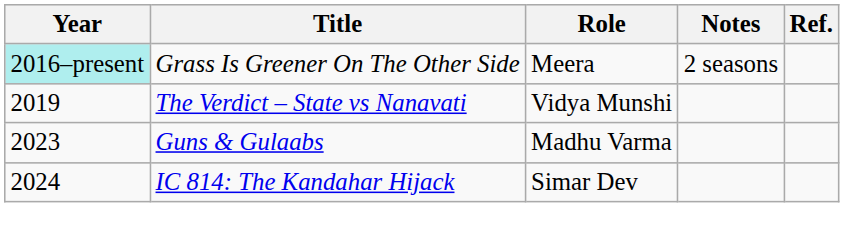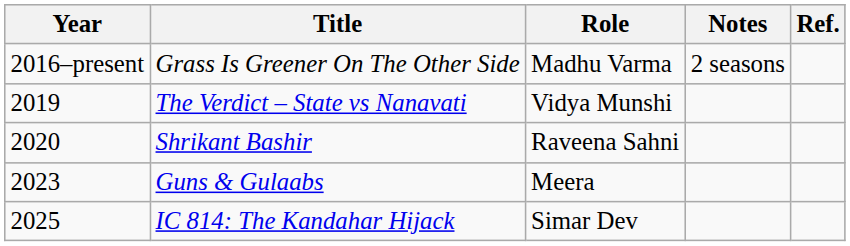(77, 63) paleturquoise background -> (77, 63) no background
(563, 63) Meera -> (601, 63) Madhu Varma
+ row: (234, 142)
(601, 142) Madhu Varma -> (563, 181) Meera
(35, 181) 2024 -> (35, 220) 2025
